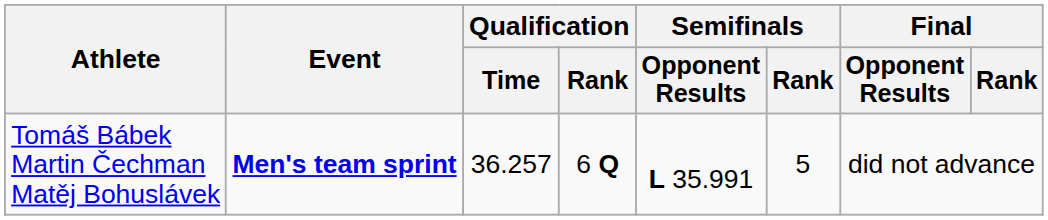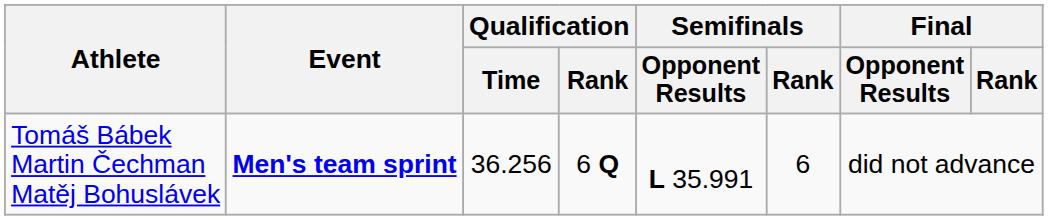(511, 165) 36.257 -> (511, 165) 36.256
(803, 165) 5 -> (803, 165) 6
